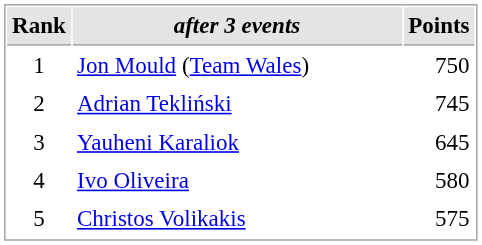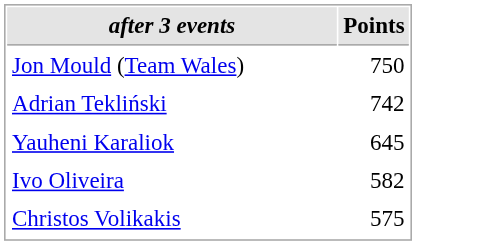- column: (39, 25)
(452, 103) 745 -> (387, 103) 742
(452, 180) 580 -> (387, 180) 582
